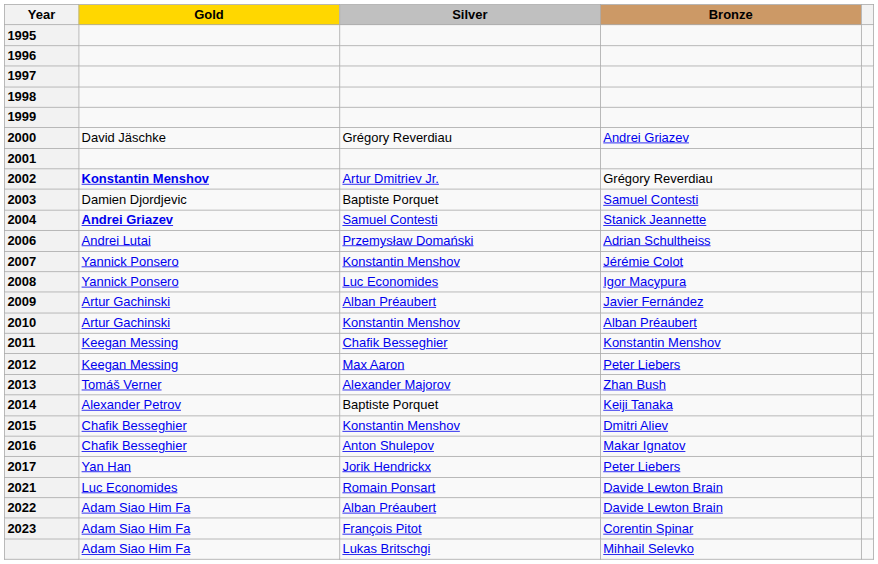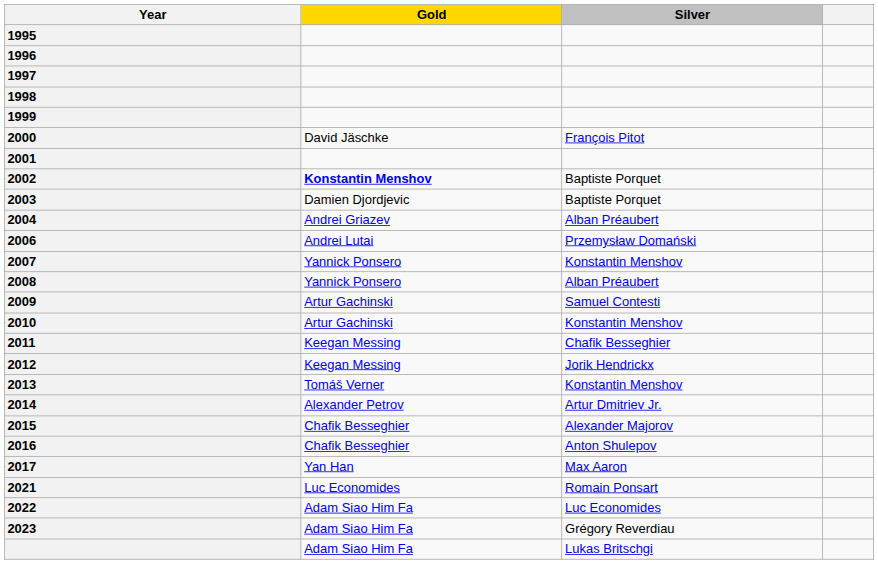- column: (731, 14)
(397, 138) Grégory Reverdiau -> (605, 138) François Pitot
(391, 179) Artur Dmitriev Jr. -> (613, 179) Baptiste Porquet
(127, 220) bold -> (347, 220) normal
(390, 220) Samuel Contesti -> (612, 220) Alban Préaubert
(390, 281) Luc Economides -> (612, 281) Alban Préaubert
(389, 302) Alban Préaubert -> (613, 302) Samuel Contesti
(373, 364) Max Aaron -> (609, 364) Jorik Hendrickx
(396, 384) Alexander Majorov -> (624, 384) Konstantin Menshov
(390, 405) Baptiste Porquet -> (613, 405) Artur Dmitriev Jr.
(401, 425) Konstantin Menshov -> (619, 425) Alexander Majorov
(387, 466) Jorik Hendrickx -> (596, 466) Max Aaron
(389, 508) Alban Préaubert -> (613, 508) Luc Economides
(382, 528) François Pitot -> (620, 528) Grégory Reverdiau
